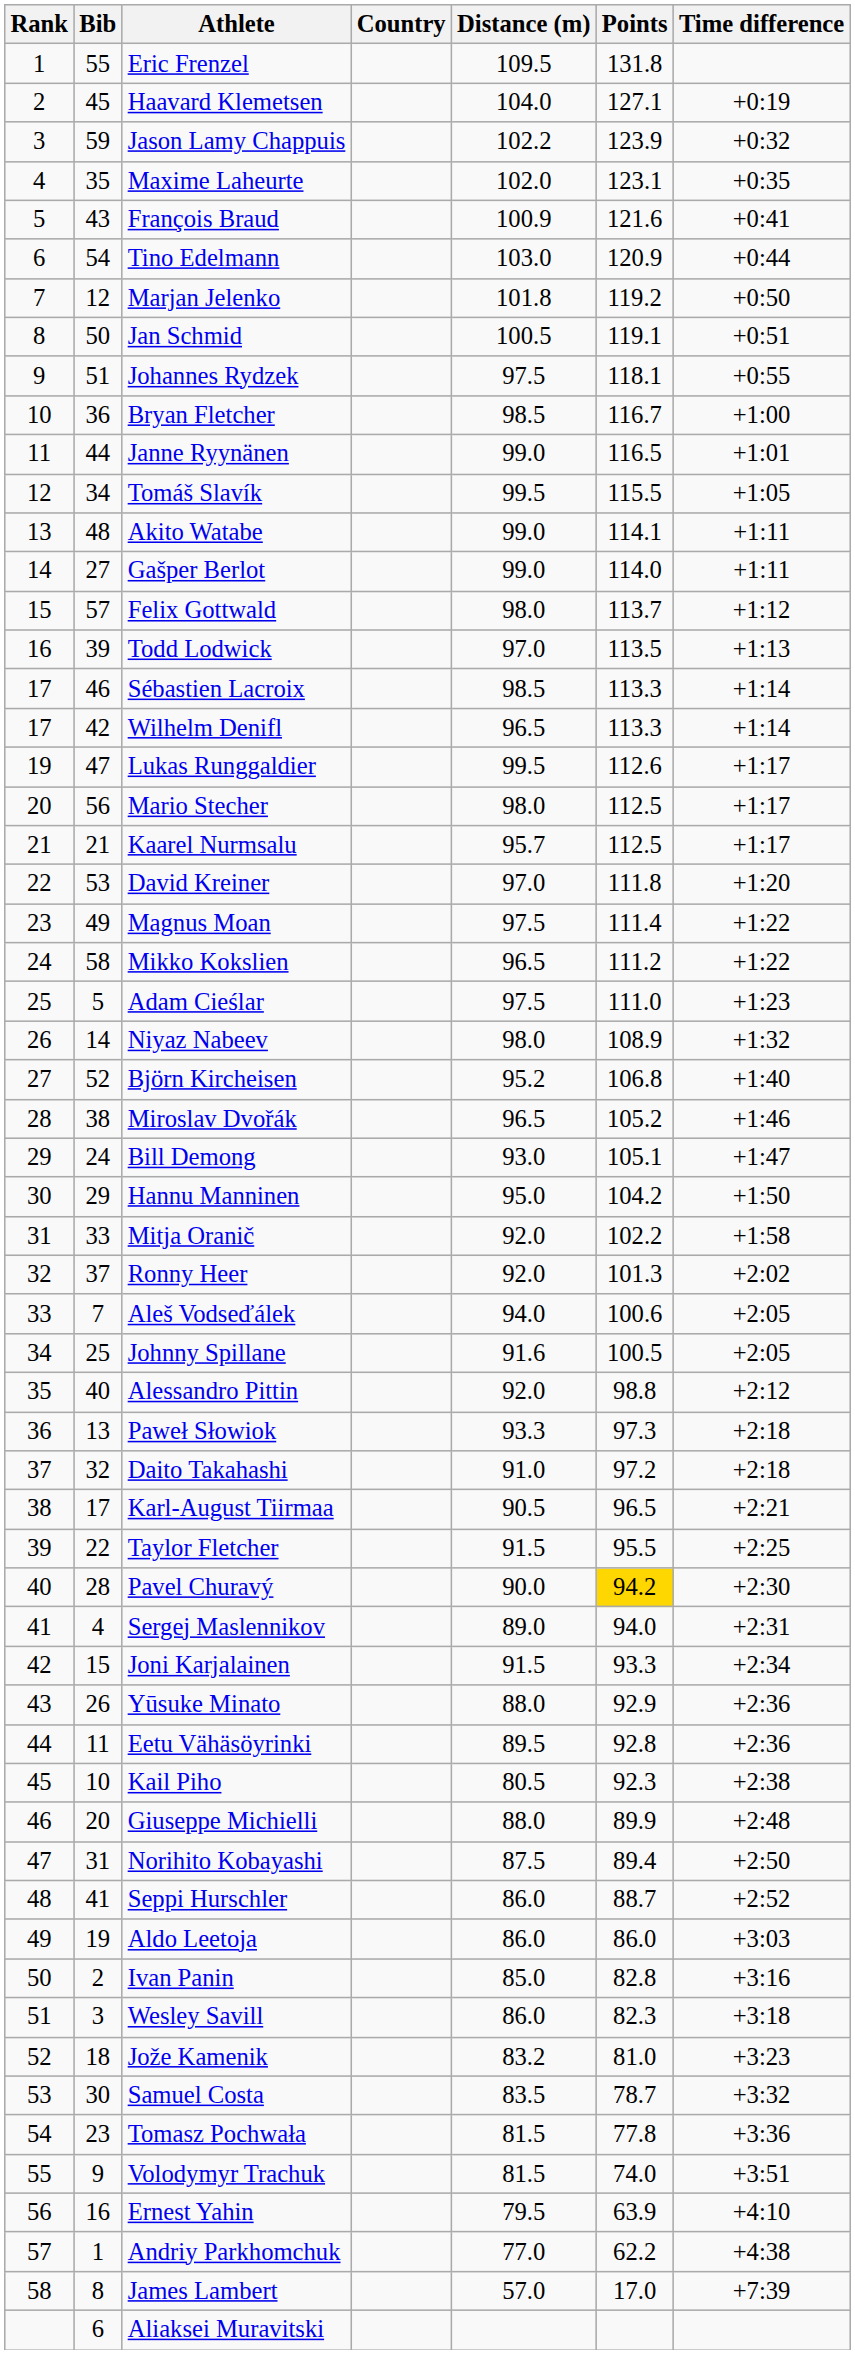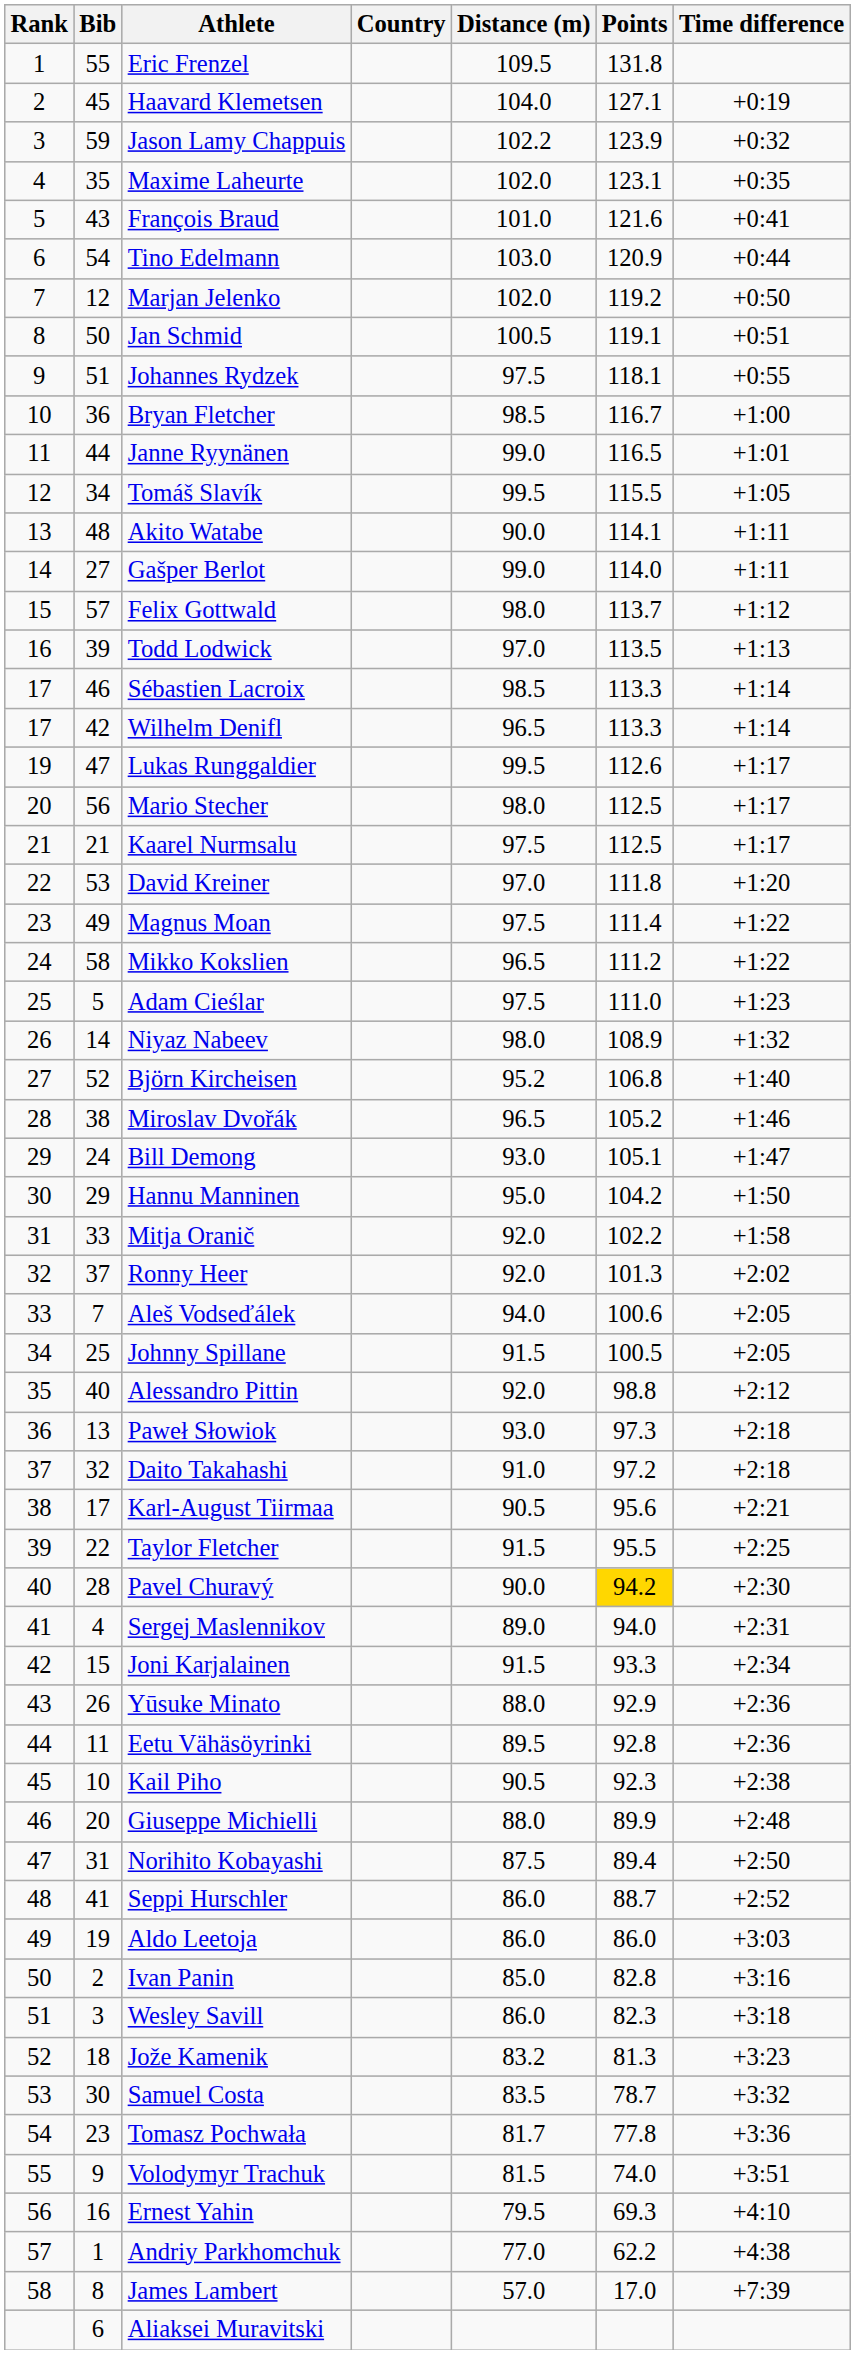(524, 219) 100.9 -> (524, 219) 101.0
(524, 297) 101.8 -> (524, 297) 102.0
(524, 532) 99.0 -> (524, 532) 90.0
(524, 844) 95.7 -> (524, 844) 97.5
(524, 1352) 91.6 -> (524, 1352) 91.5
(524, 1430) 93.3 -> (524, 1430) 93.0
(635, 1508) 96.5 -> (635, 1508) 95.6
(524, 1782) 80.5 -> (524, 1782) 90.5
(635, 2056) 81.0 -> (635, 2056) 81.3
(524, 2134) 81.5 -> (524, 2134) 81.7
(635, 2212) 63.9 -> (635, 2212) 69.3
